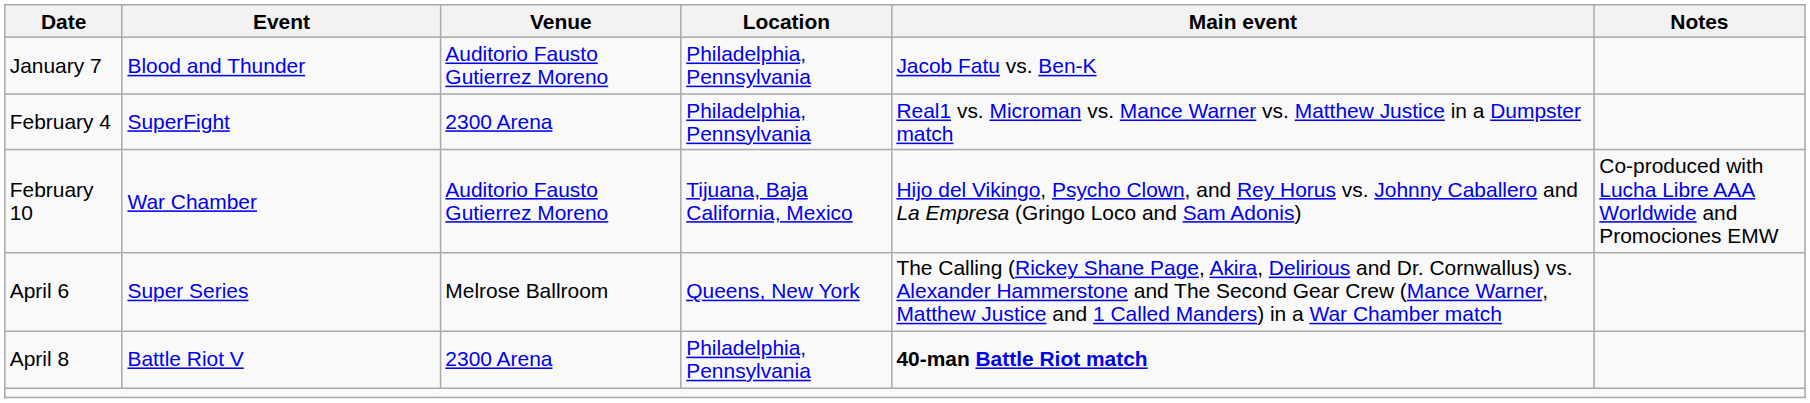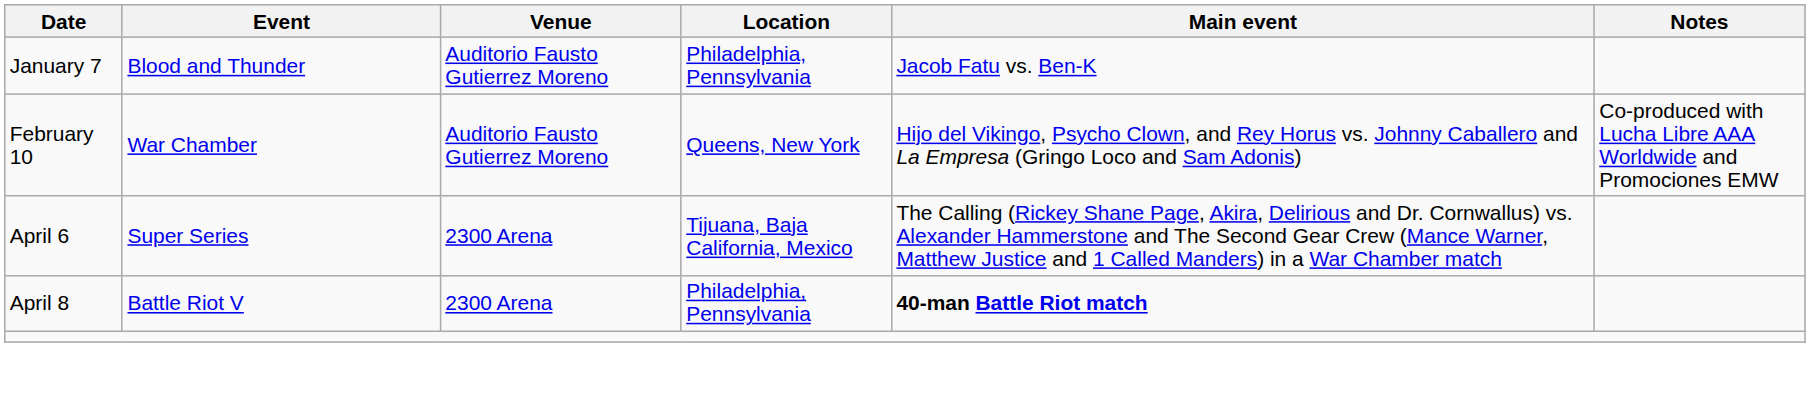- row: (60, 122)
(769, 201) Tijuana, Baja California, Mexico -> (773, 145) Queens, New York
(527, 292) Melrose Ballroom -> (499, 235) 2300 Arena
(773, 292) Queens, New York -> (769, 235) Tijuana, Baja California, Mexico
